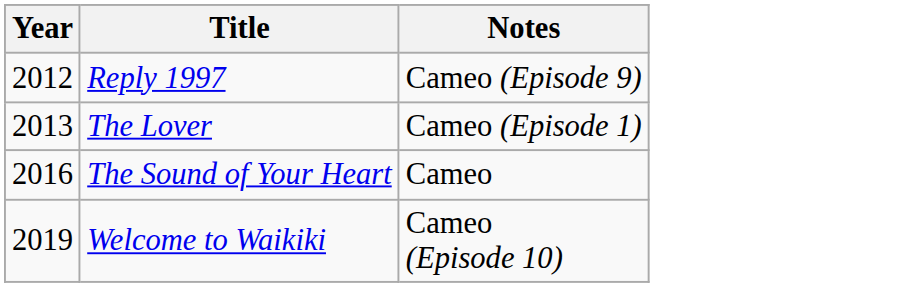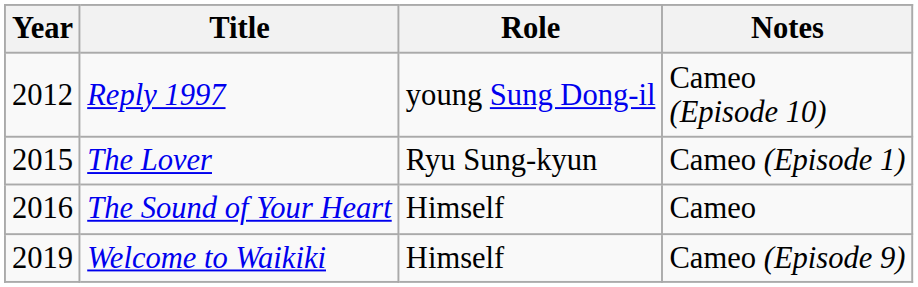+ column: (531, 28)
(524, 77) Cameo (Episode 9) -> (748, 94) Cameo (Episode 10)
(43, 125) 2013 -> (43, 160) 2015
(484, 239) Cameo (Episode 10) -> (787, 256) Cameo (Episode 9)
